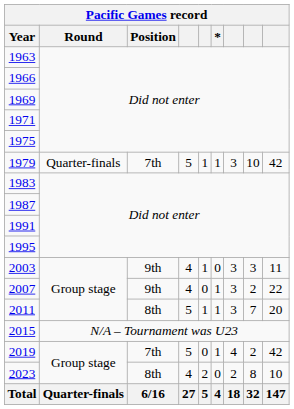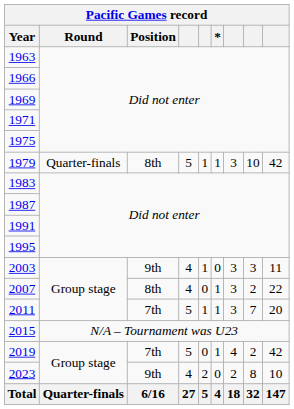(153, 162) 7th -> (153, 162) 8th
(153, 288) 9th -> (153, 288) 8th
(153, 309) 8th -> (153, 309) 7th
(153, 373) 8th -> (153, 373) 9th
